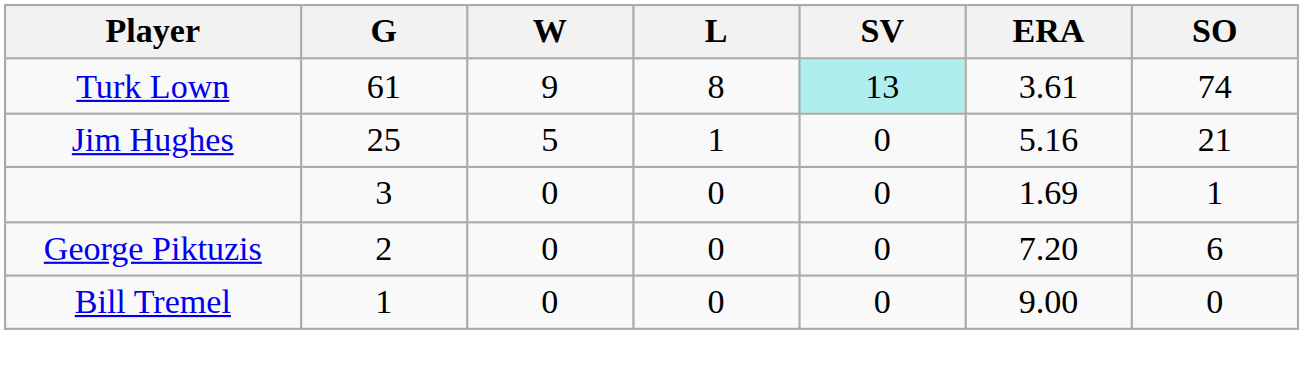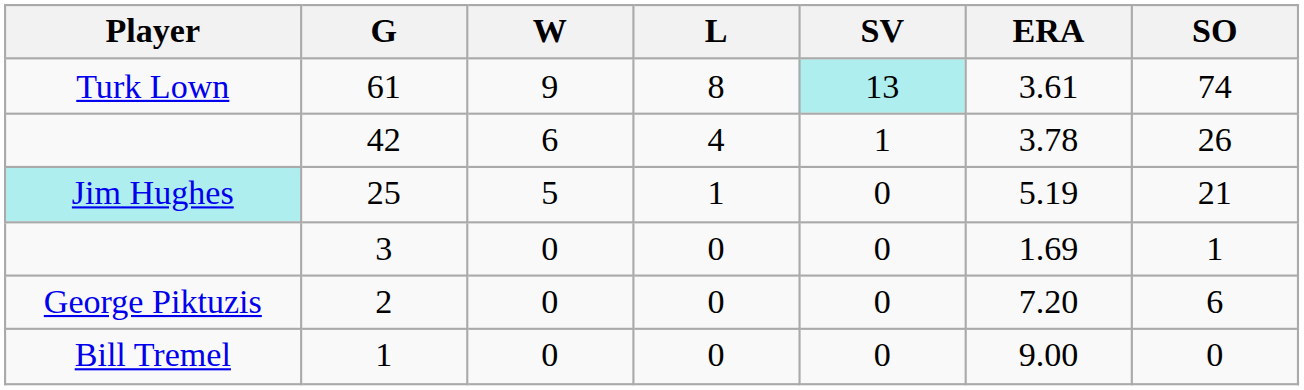+ row: (384, 139)
(153, 139) no background -> (153, 193) paleturquoise background
(1048, 139) 5.16 -> (1048, 193) 5.19
